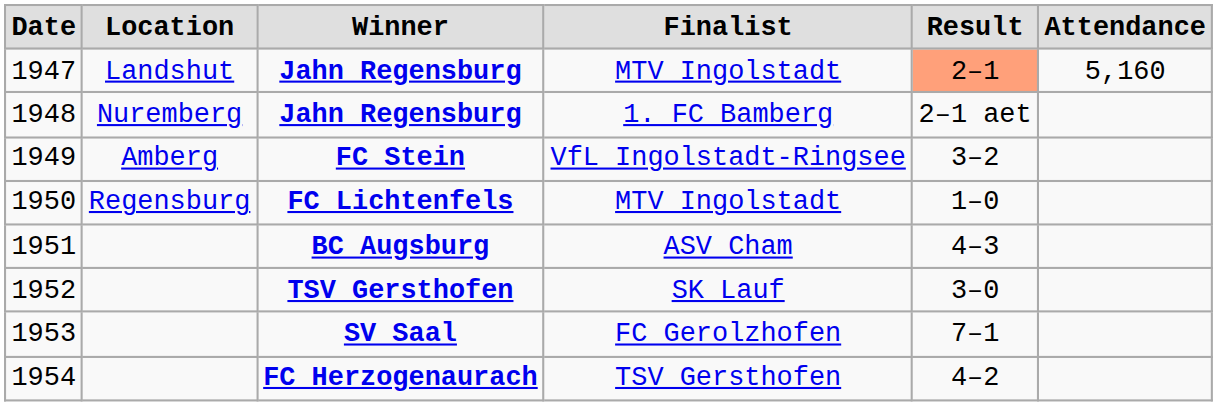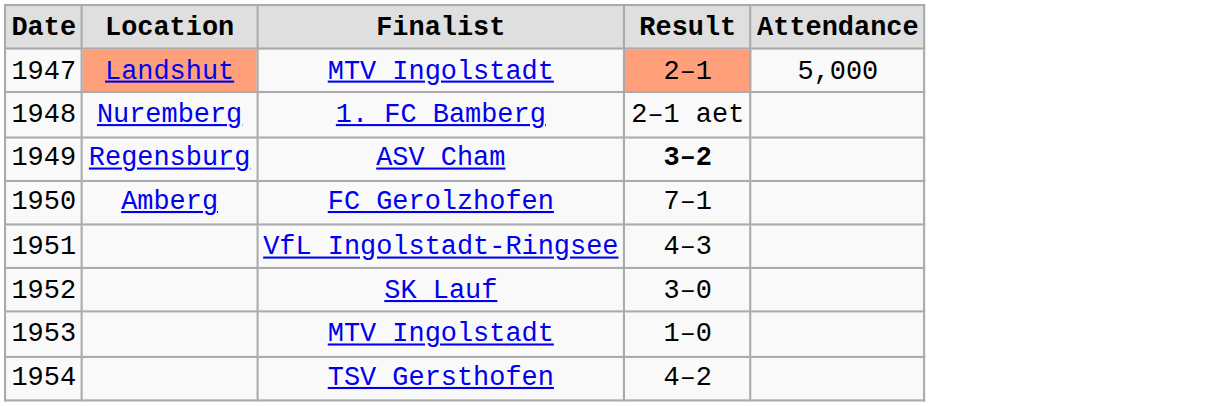- column: (400, 27)
(170, 71) no background -> (170, 71) lightsalmon background
(1125, 71) 5,160 -> (838, 71) 5,000
(170, 159) Amberg -> (170, 159) Regensburg
(728, 159) VfL Ingolstadt-Ringsee -> (441, 159) ASV Cham
(975, 159) normal -> (688, 159) bold
(170, 202) Regensburg -> (170, 202) Amberg
(728, 202) MTV Ingolstadt -> (441, 202) FC Gerolzhofen
(975, 202) 1–0 -> (688, 202) 7–1
(728, 246) ASV Cham -> (441, 246) VfL Ingolstadt-Ringsee
(728, 334) FC Gerolzhofen -> (441, 334) MTV Ingolstadt
(975, 334) 7–1 -> (688, 334) 1–0
